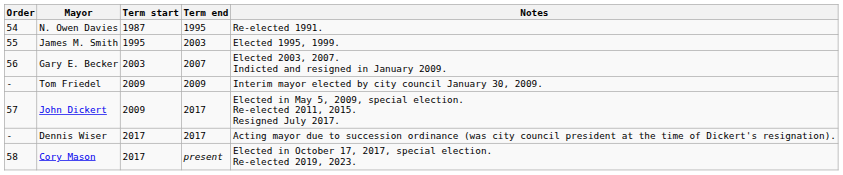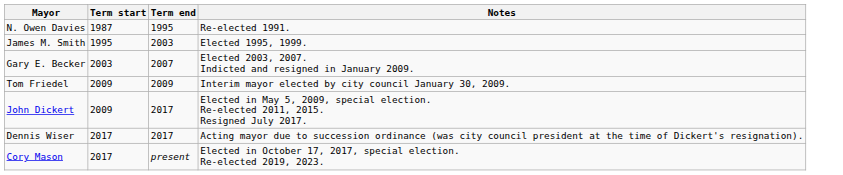- column: (21, 12)
